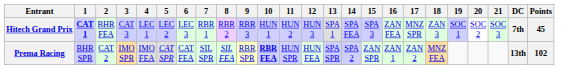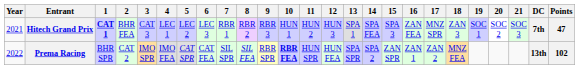+ column: (15, 10)
(541, 29) 45 -> (561, 29) 47
